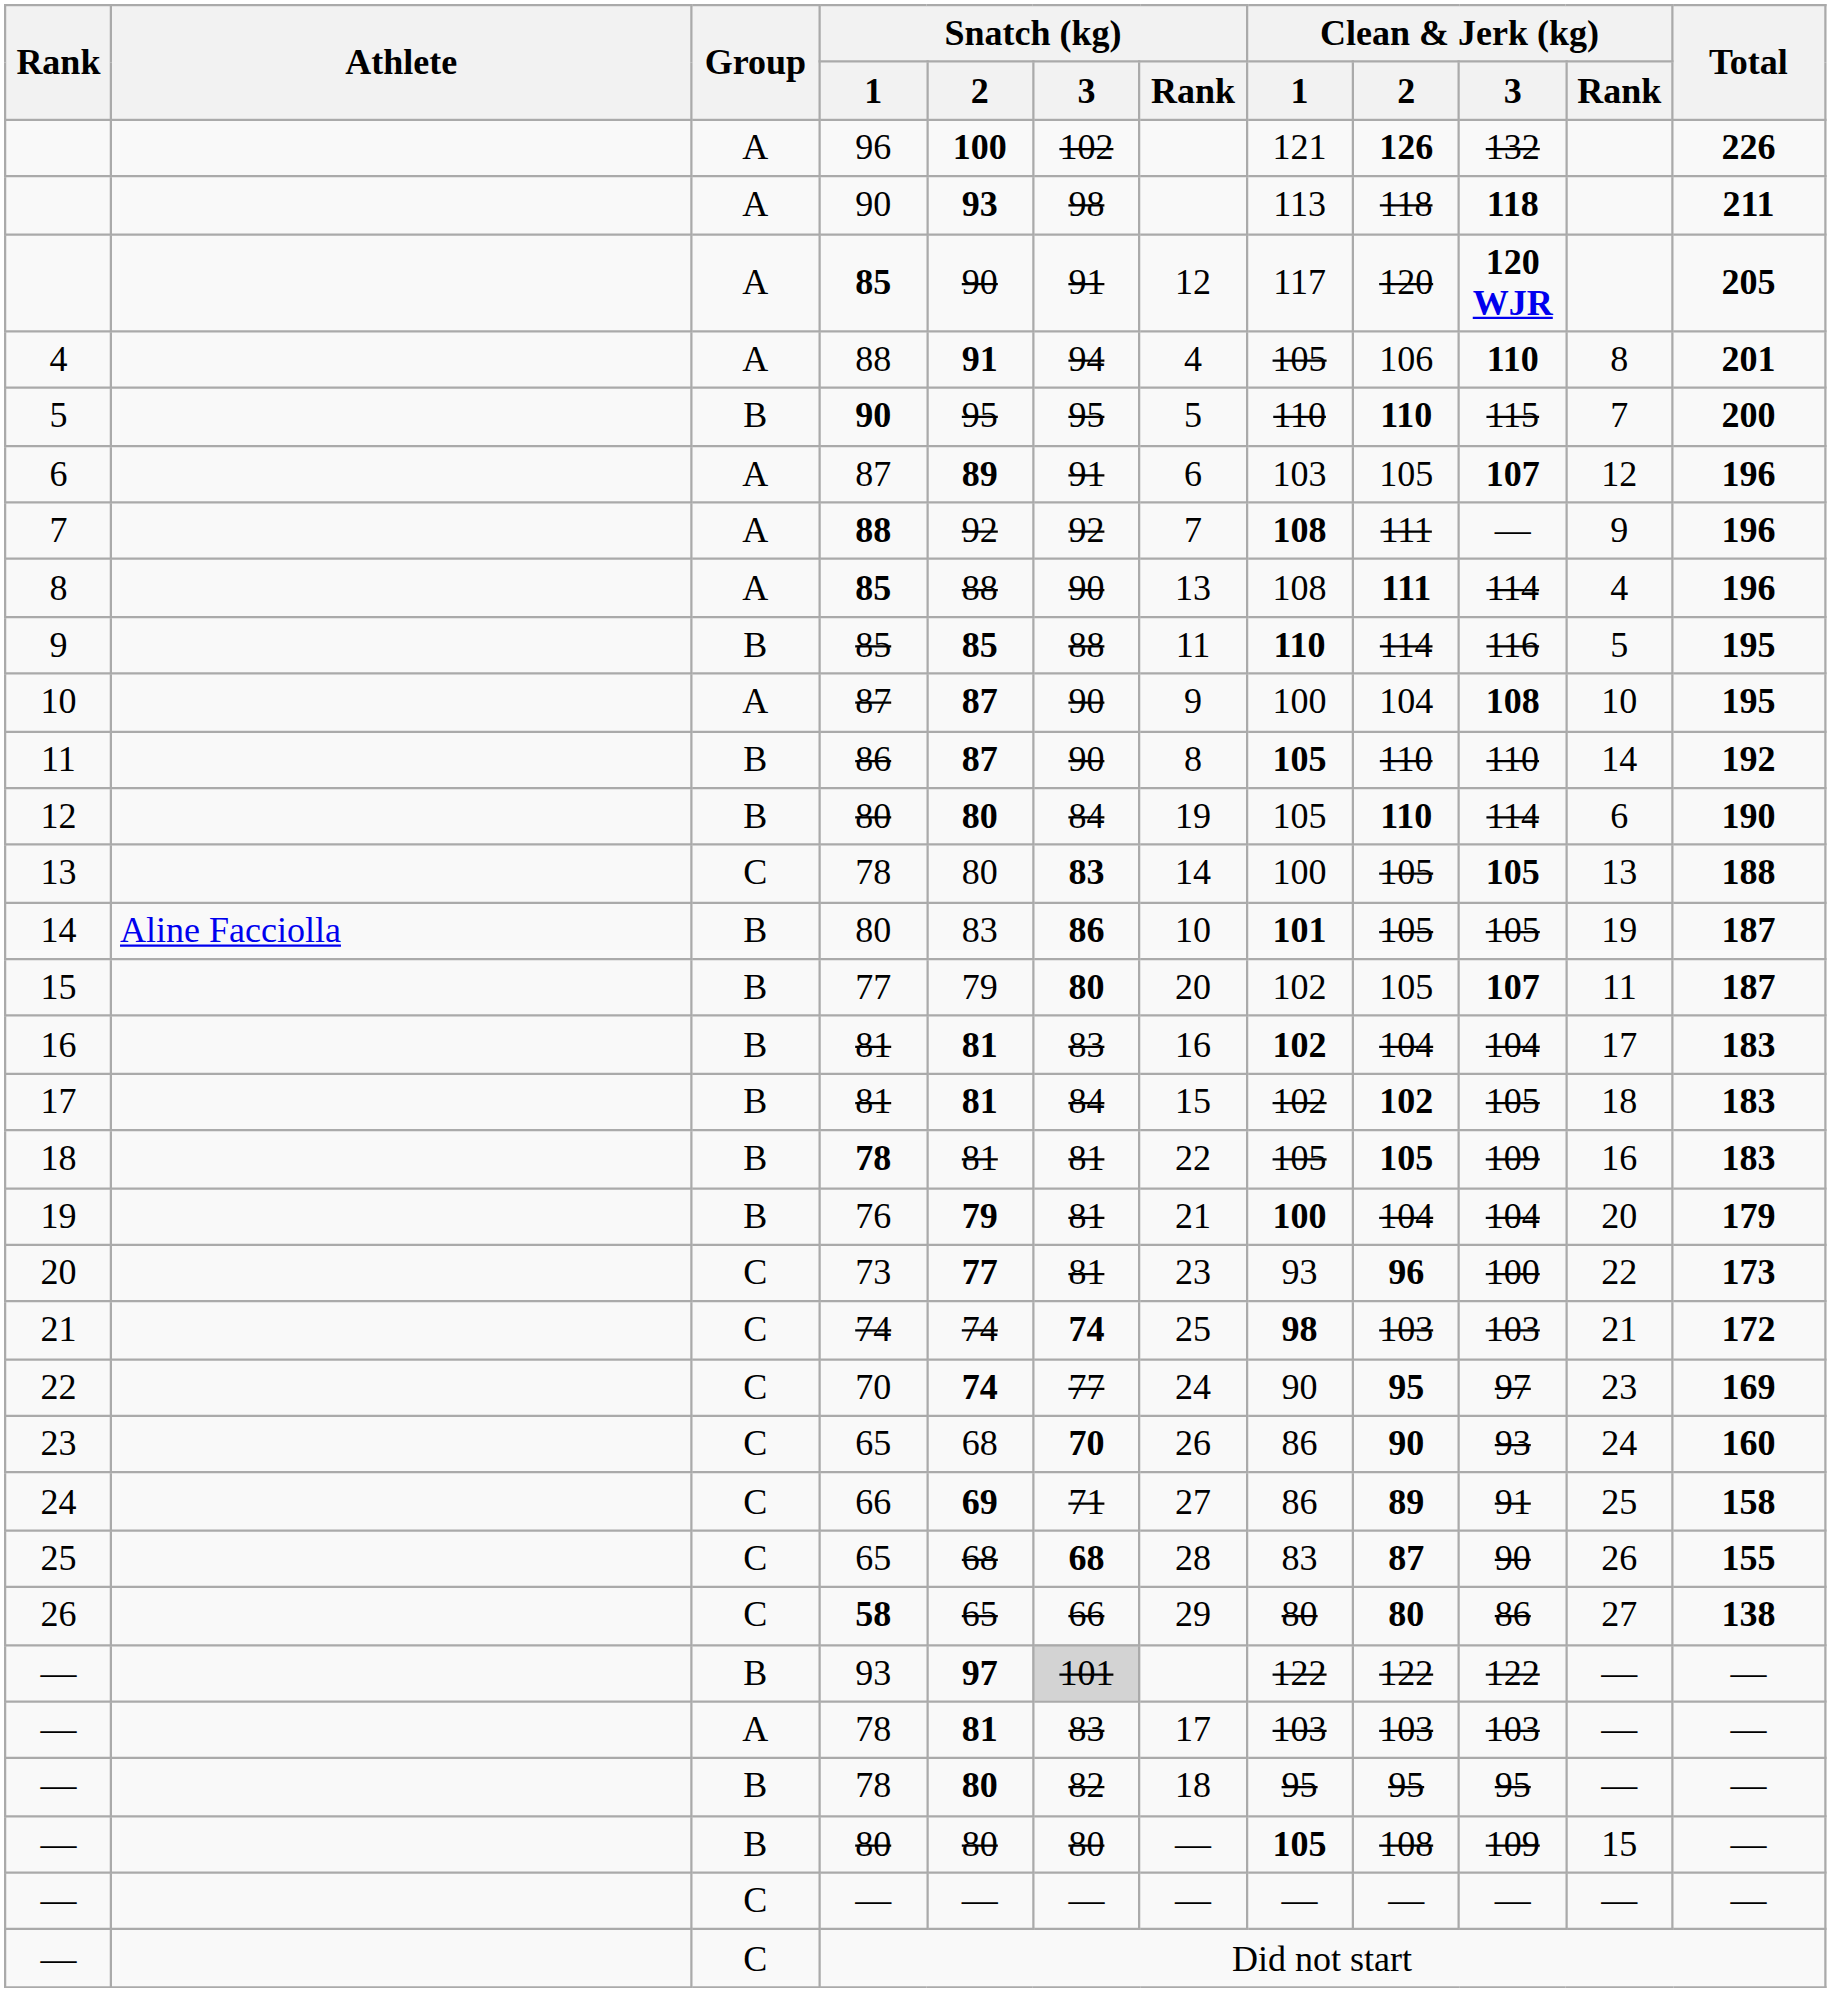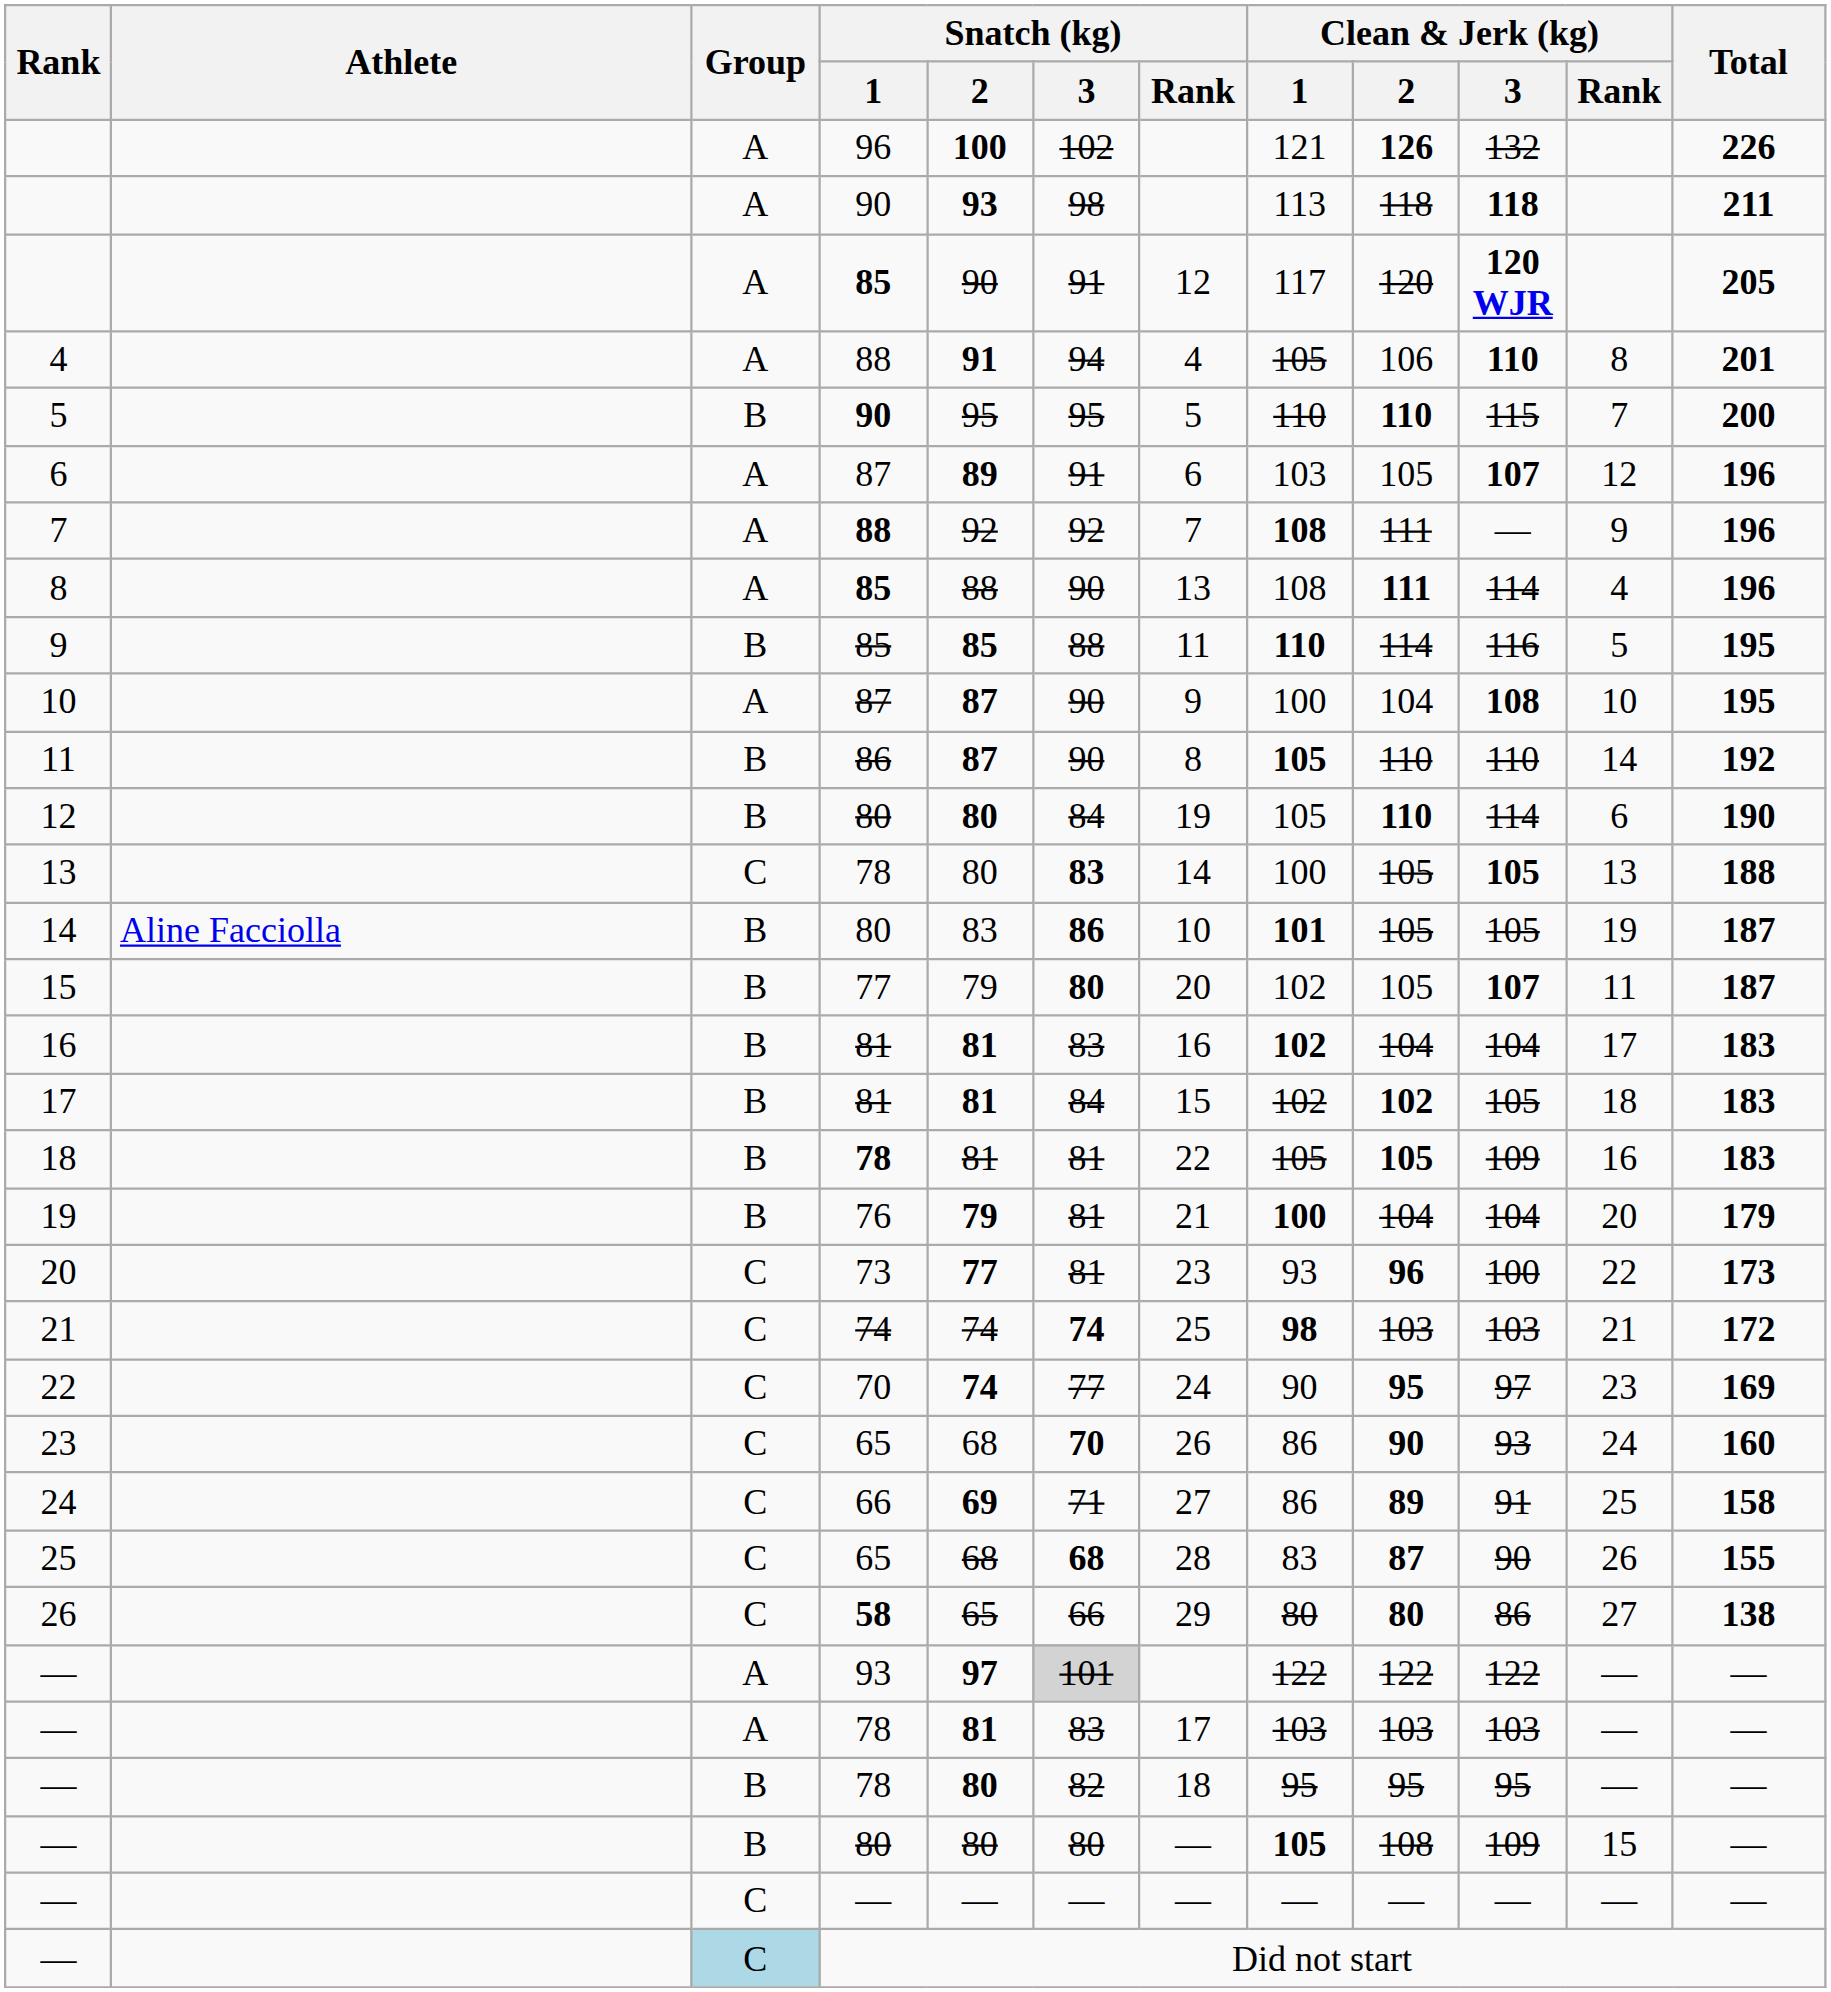(755, 1672) B -> (755, 1672) A
(755, 1957) no background -> (755, 1957) lightblue background
